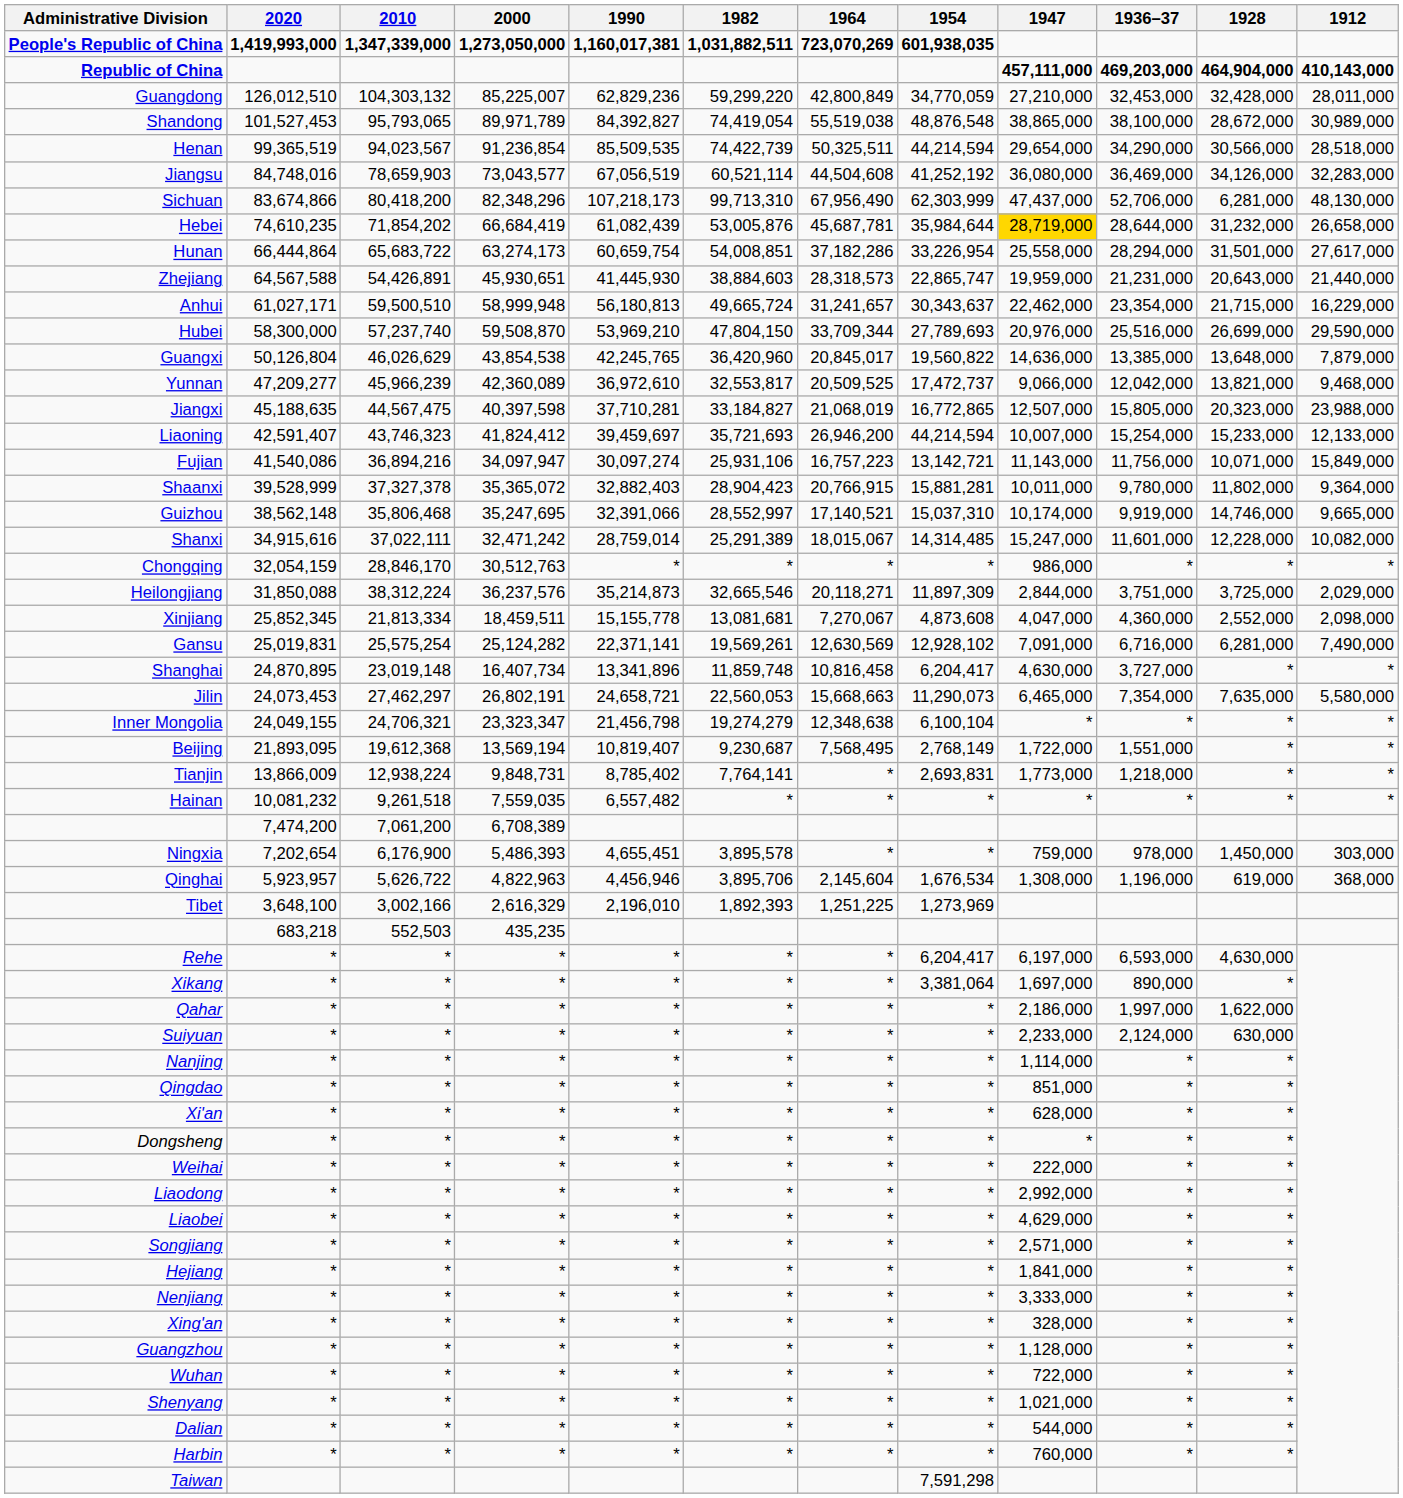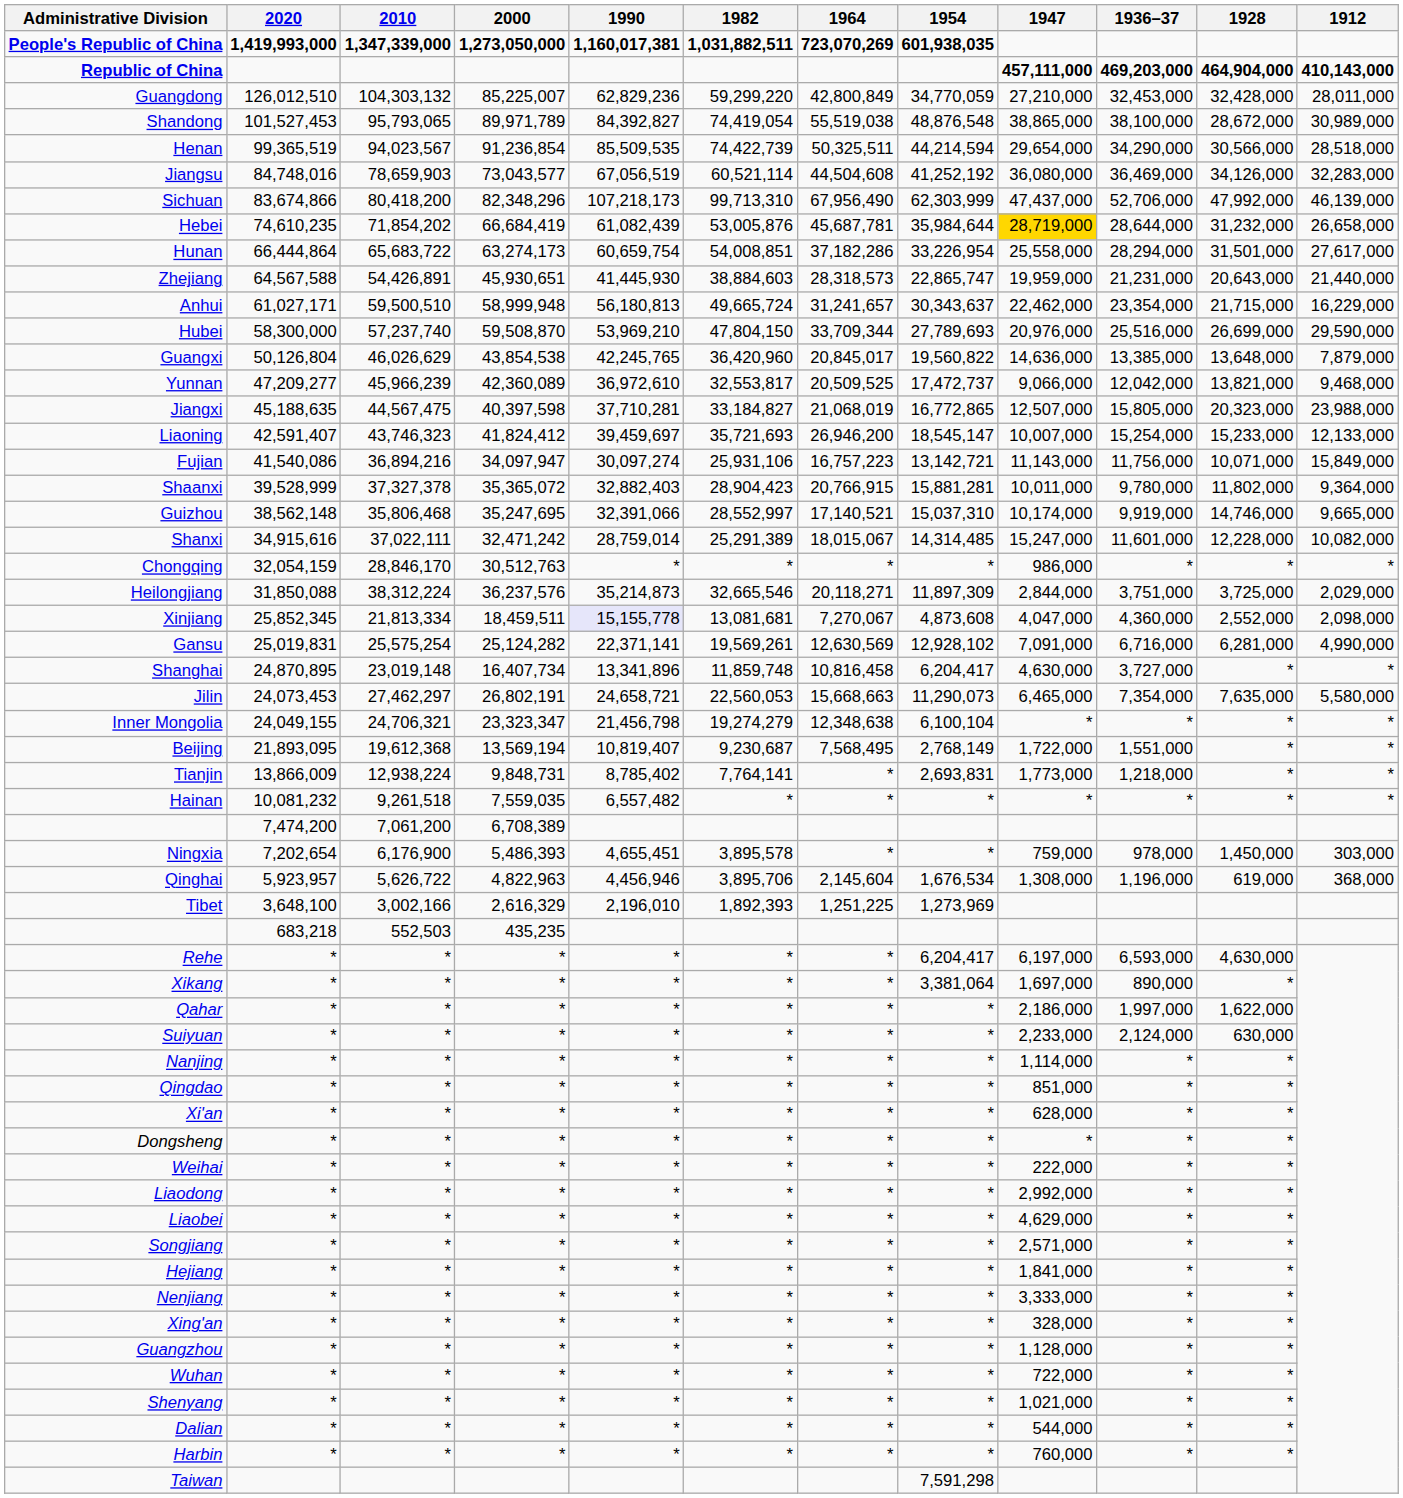(1256, 200) 6,281,000 -> (1252, 200) 47,992,000
(1352, 200) 48,130,000 -> (1352, 200) 46,139,000
(952, 435) 44,214,594 -> (952, 435) 18,545,147
(638, 618) no background -> (638, 618) lavender background
(1357, 644) 7,490,000 -> (1357, 644) 4,990,000
